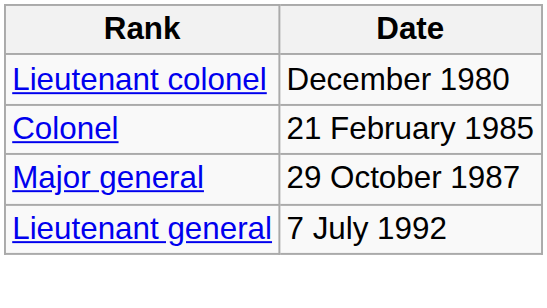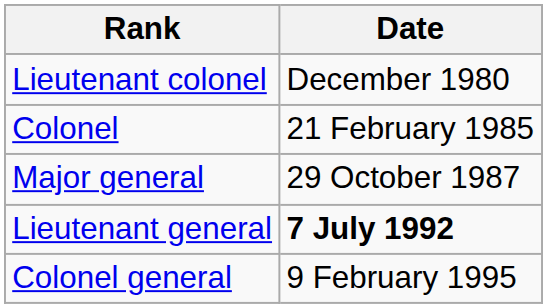(367, 228) normal -> (370, 228) bold
+ row: (122, 278)
